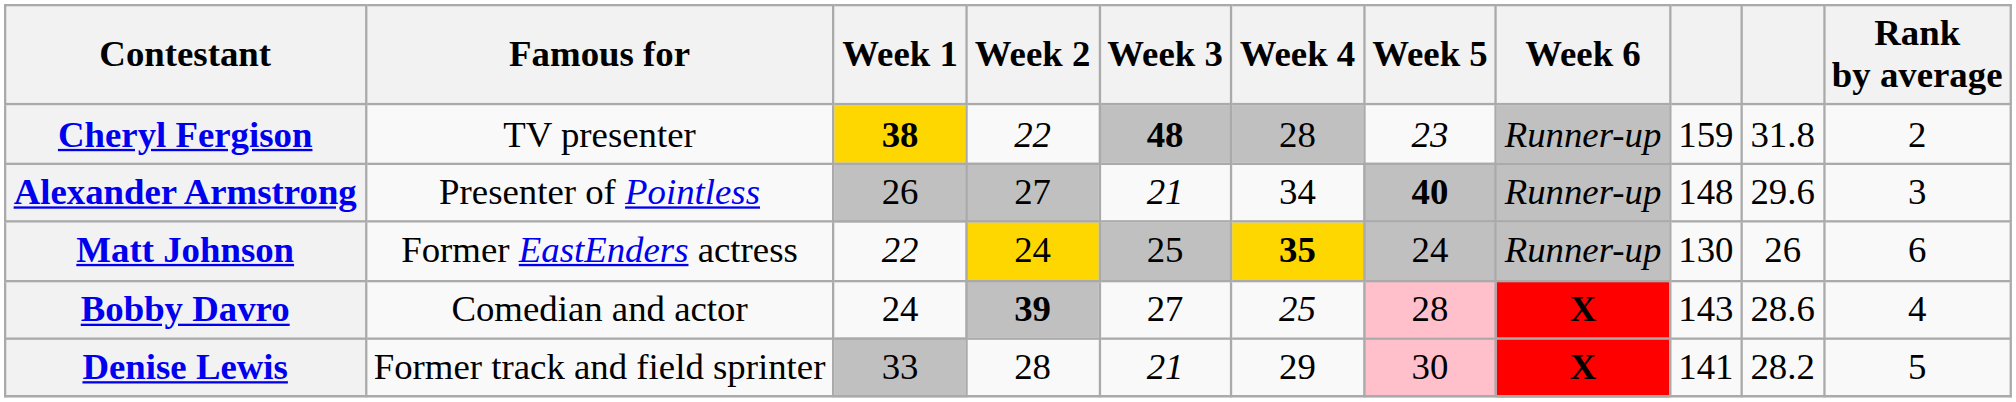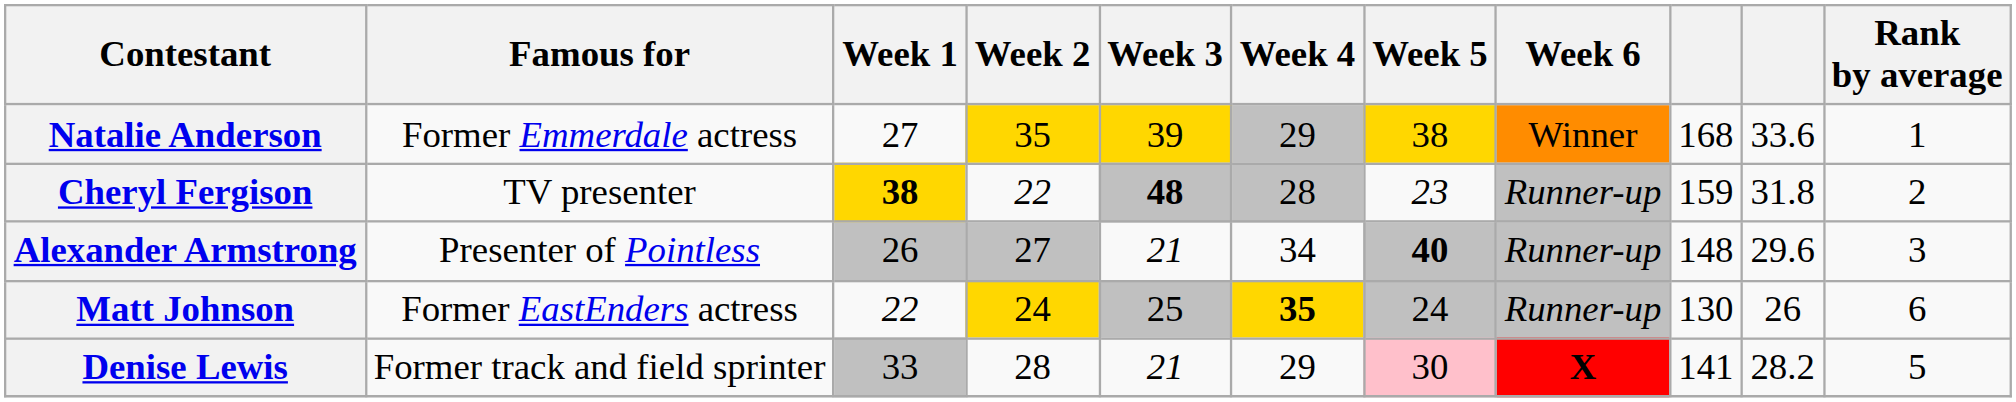+ row: (185, 133)
- row: (185, 308)
